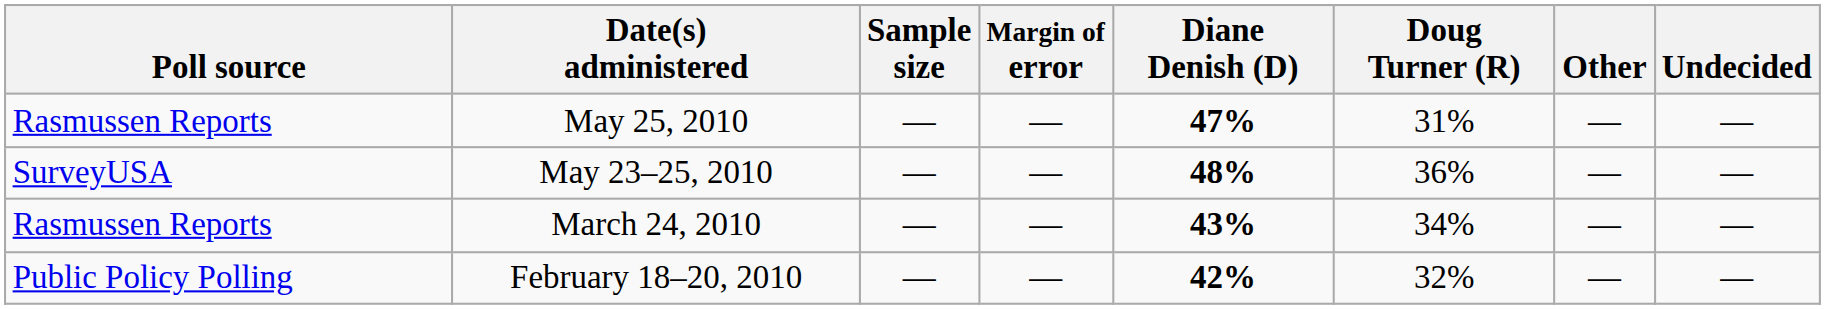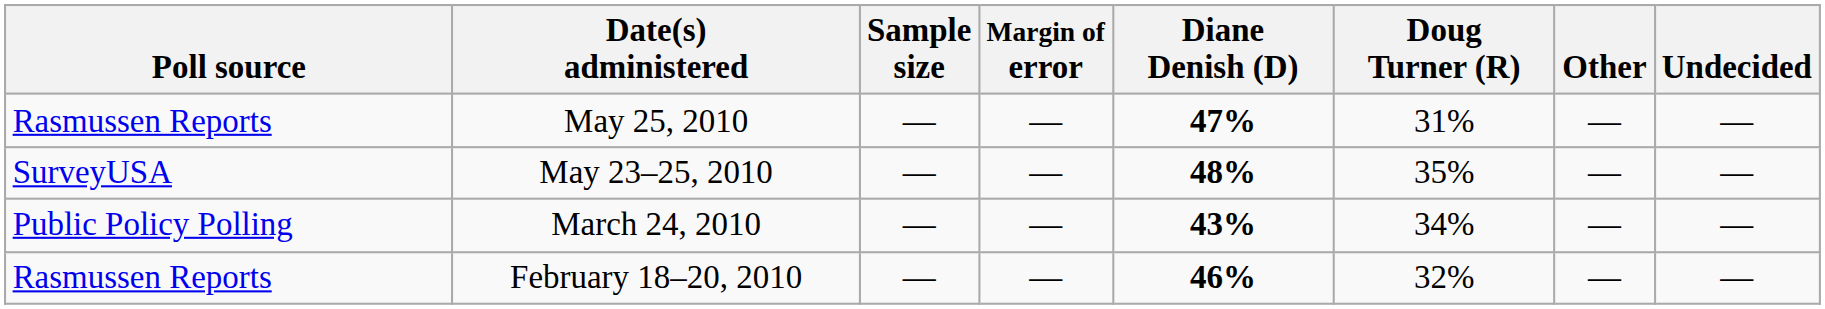(1444, 172) 36% -> (1444, 172) 35%
(142, 224) Rasmussen Reports -> (153, 224) Public Policy Polling
(153, 276) Public Policy Polling -> (142, 276) Rasmussen Reports
(1223, 276) 42% -> (1223, 276) 46%
